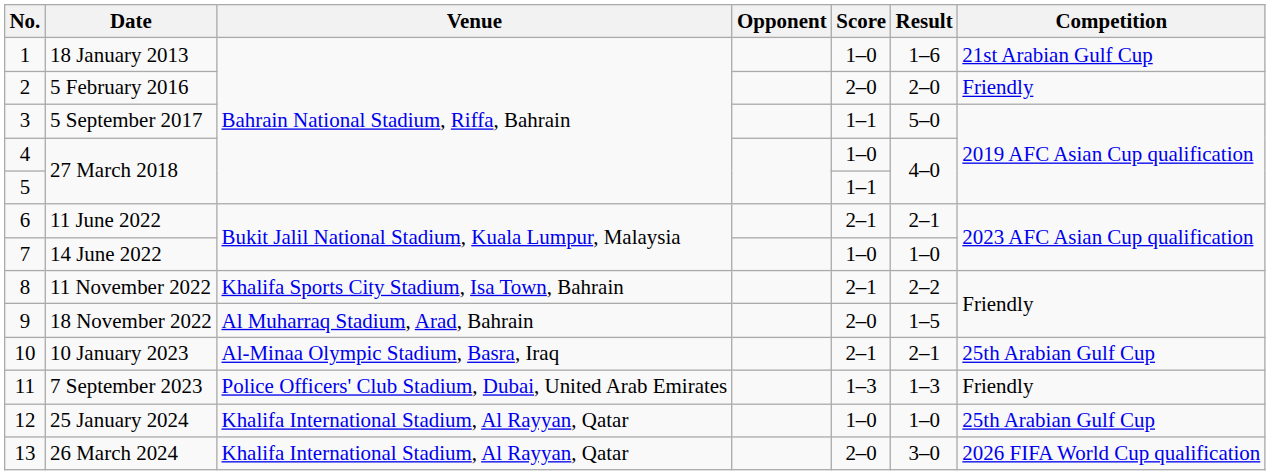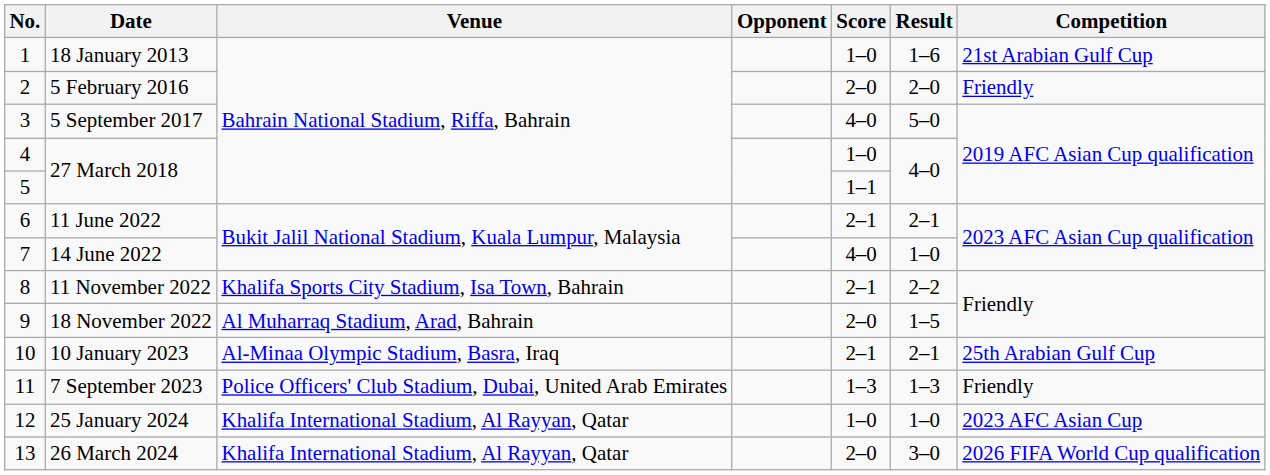(861, 120) 1–1 -> (861, 120) 4–0
(861, 253) 1–0 -> (861, 253) 4–0
(1059, 420) 25th Arabian Gulf Cup -> (1052, 420) 2023 AFC Asian Cup
